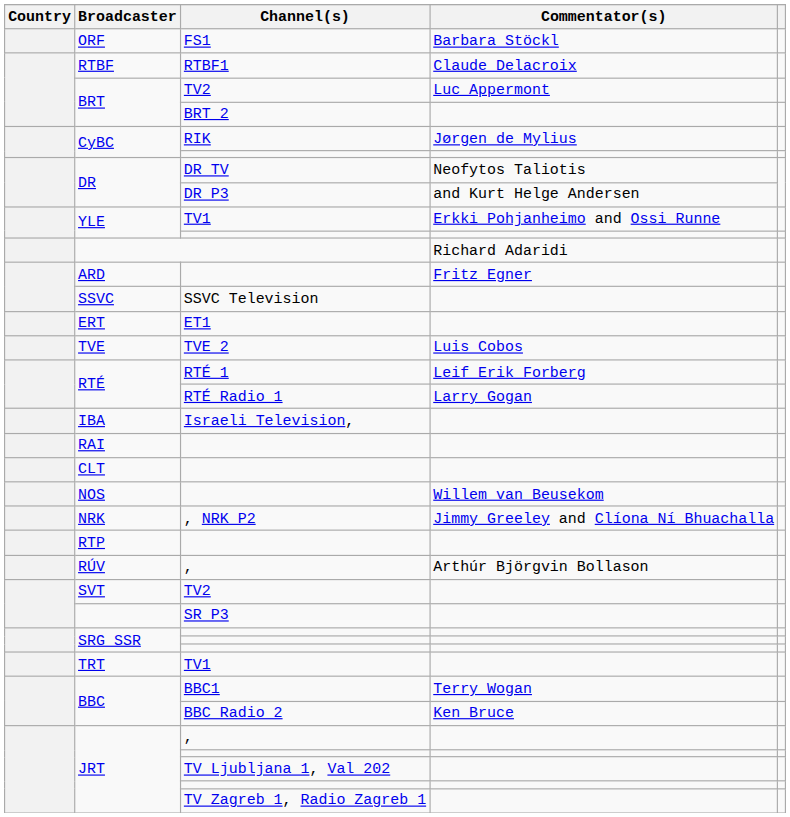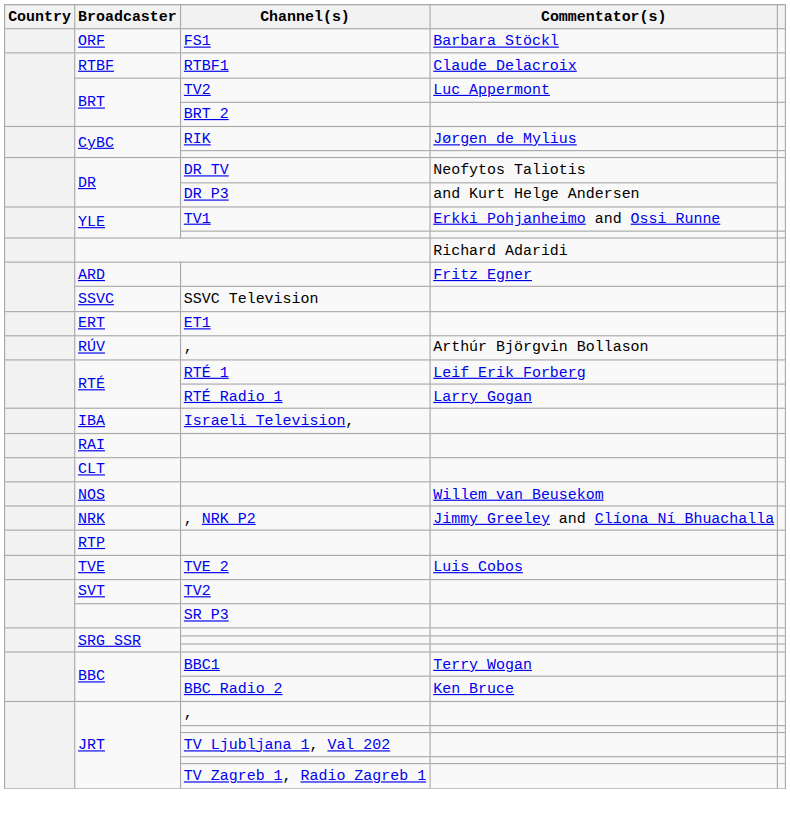rows swapped: (92, 567) <-> (92, 348)
- row: (92, 664)
